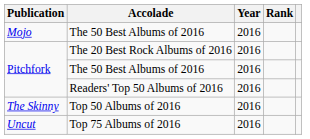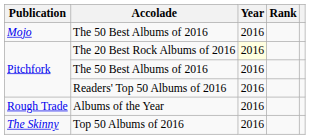(249, 50) no background -> (252, 50) lightyellow background
+ row: (37, 106)
- row: (21, 124)
